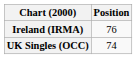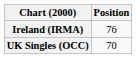(111, 45) 74 -> (111, 45) 70
